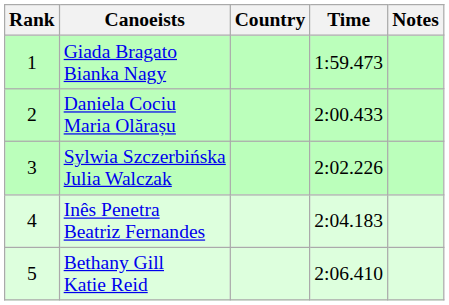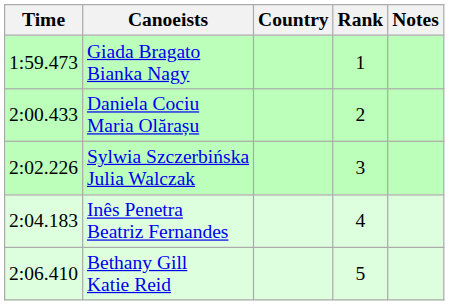columns swapped: (32, 19) <-> (349, 19)
